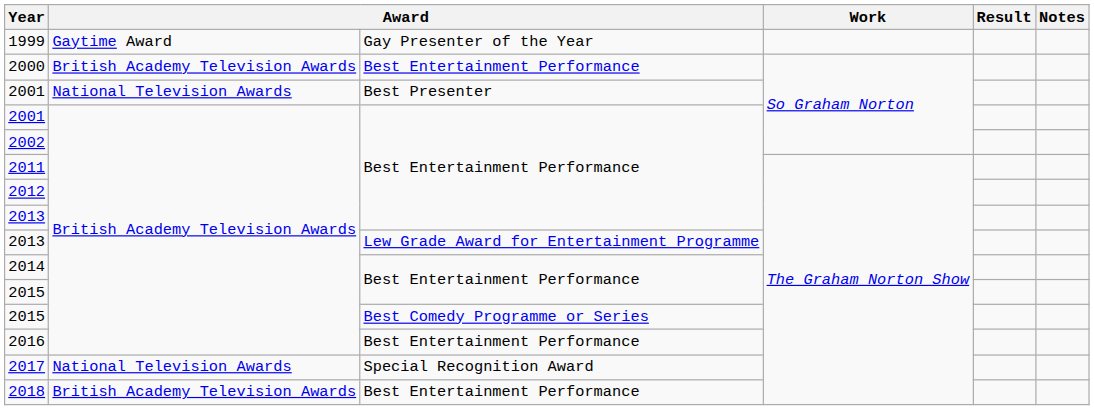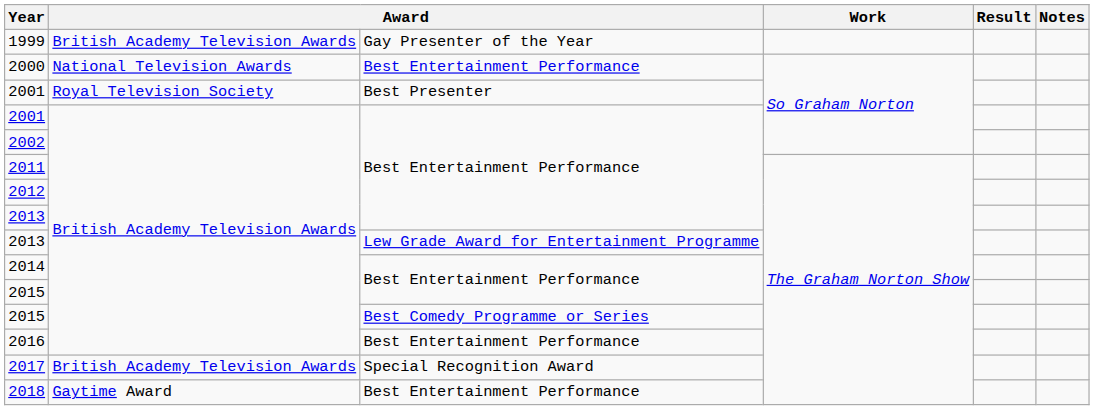(112, 42) Gaytime Award -> (204, 42) British Academy Television Awards
(204, 67) British Academy Television Awards -> (172, 67) National Television Awards
(172, 92) National Television Awards -> (163, 92) Royal Television Society
(172, 367) National Television Awards -> (204, 367) British Academy Television Awards
(204, 392) British Academy Television Awards -> (112, 392) Gaytime Award
